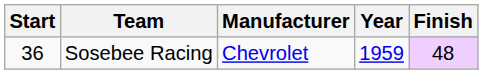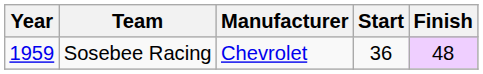columns swapped: (382, 21) <-> (32, 21)
